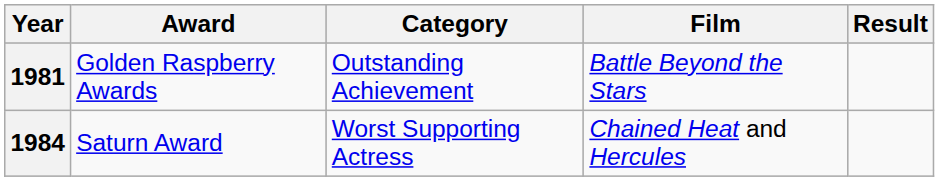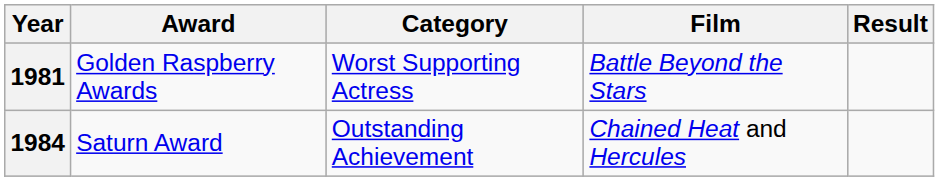(403, 76) Outstanding Achievement -> (426, 76) Worst Supporting Actress
(426, 142) Worst Supporting Actress -> (403, 142) Outstanding Achievement
